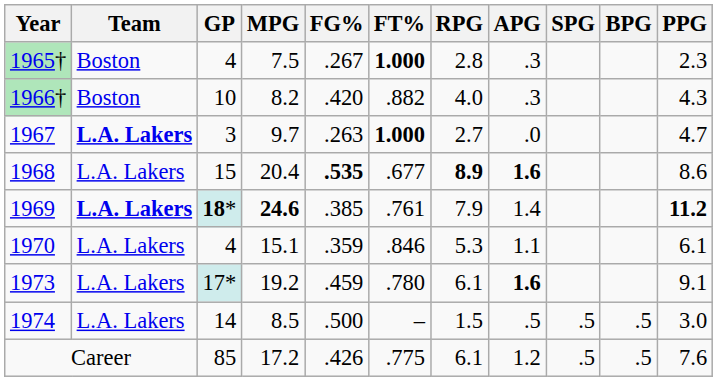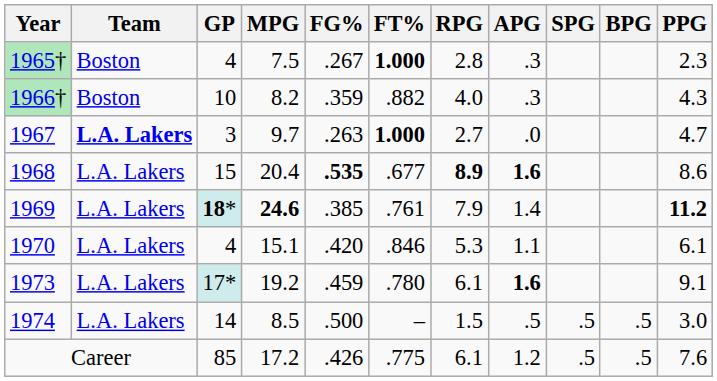(344, 97) .420 -> (344, 97) .359
(134, 208) bold -> (131, 208) normal
(344, 245) .359 -> (344, 245) .420
